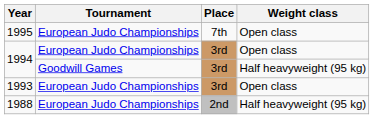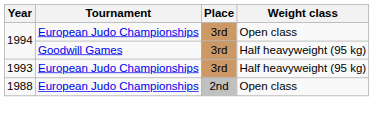- row: (20, 31)
(268, 86) Open class -> (303, 68) Half heavyweight (95 kg)
(303, 104) Half heavyweight (95 kg) -> (268, 86) Open class
